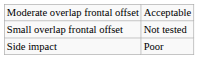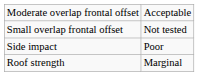+ row: (36, 63)
